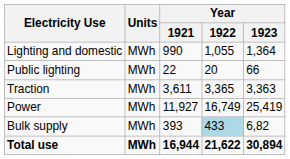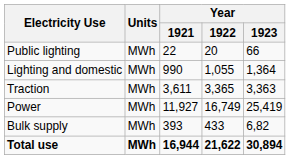rows swapped: (65, 51) <-> (44, 70)
(214, 126) lightblue background -> (214, 126) no background
